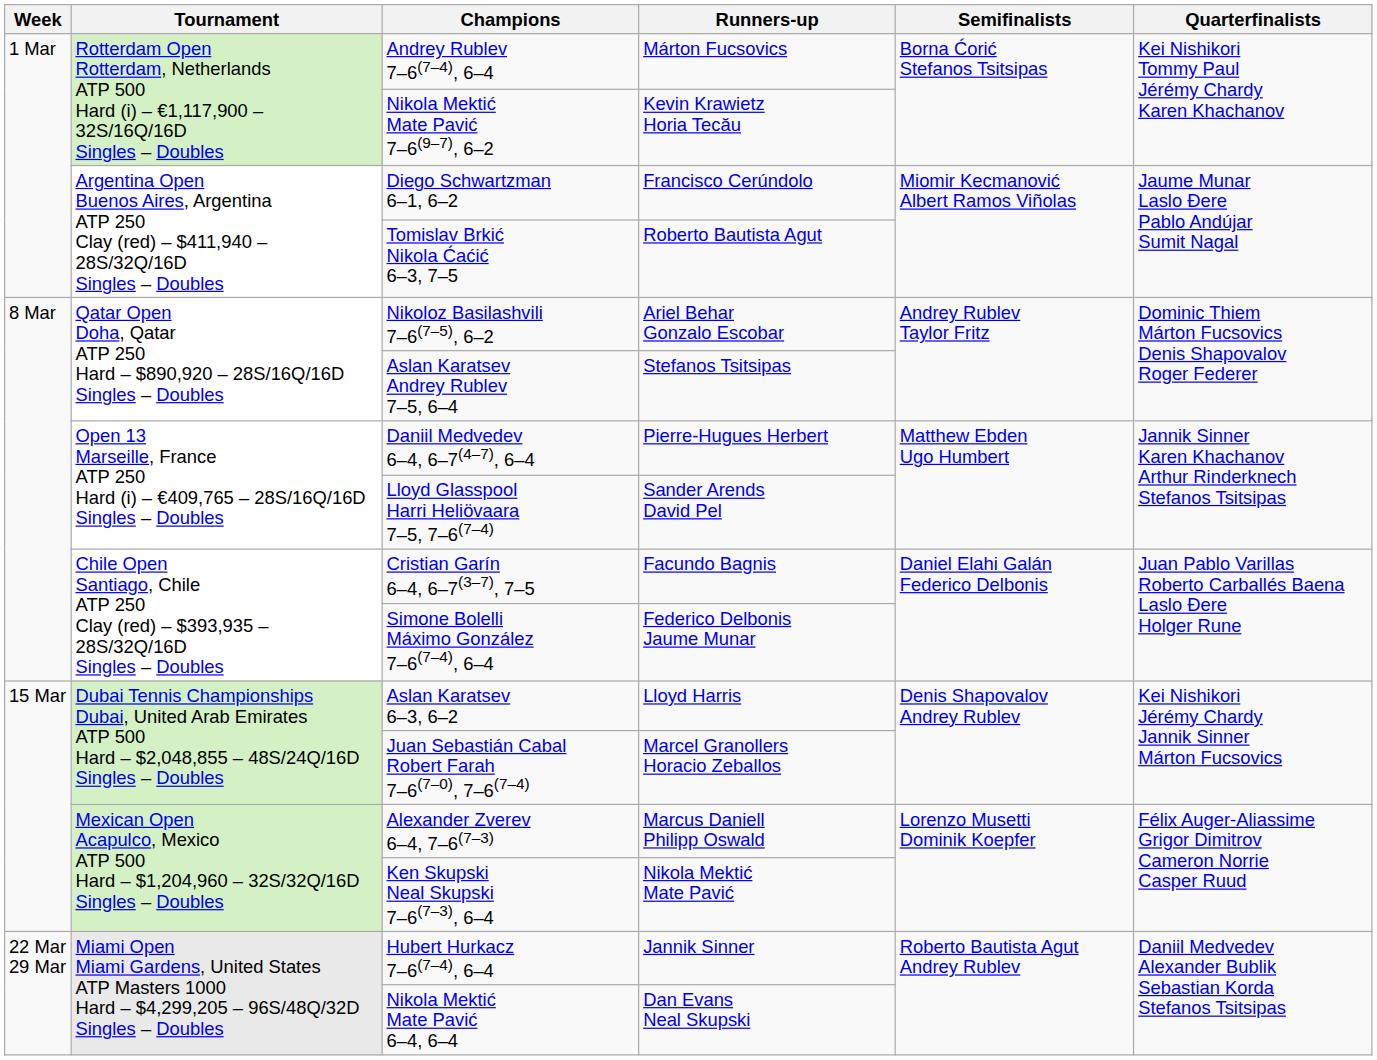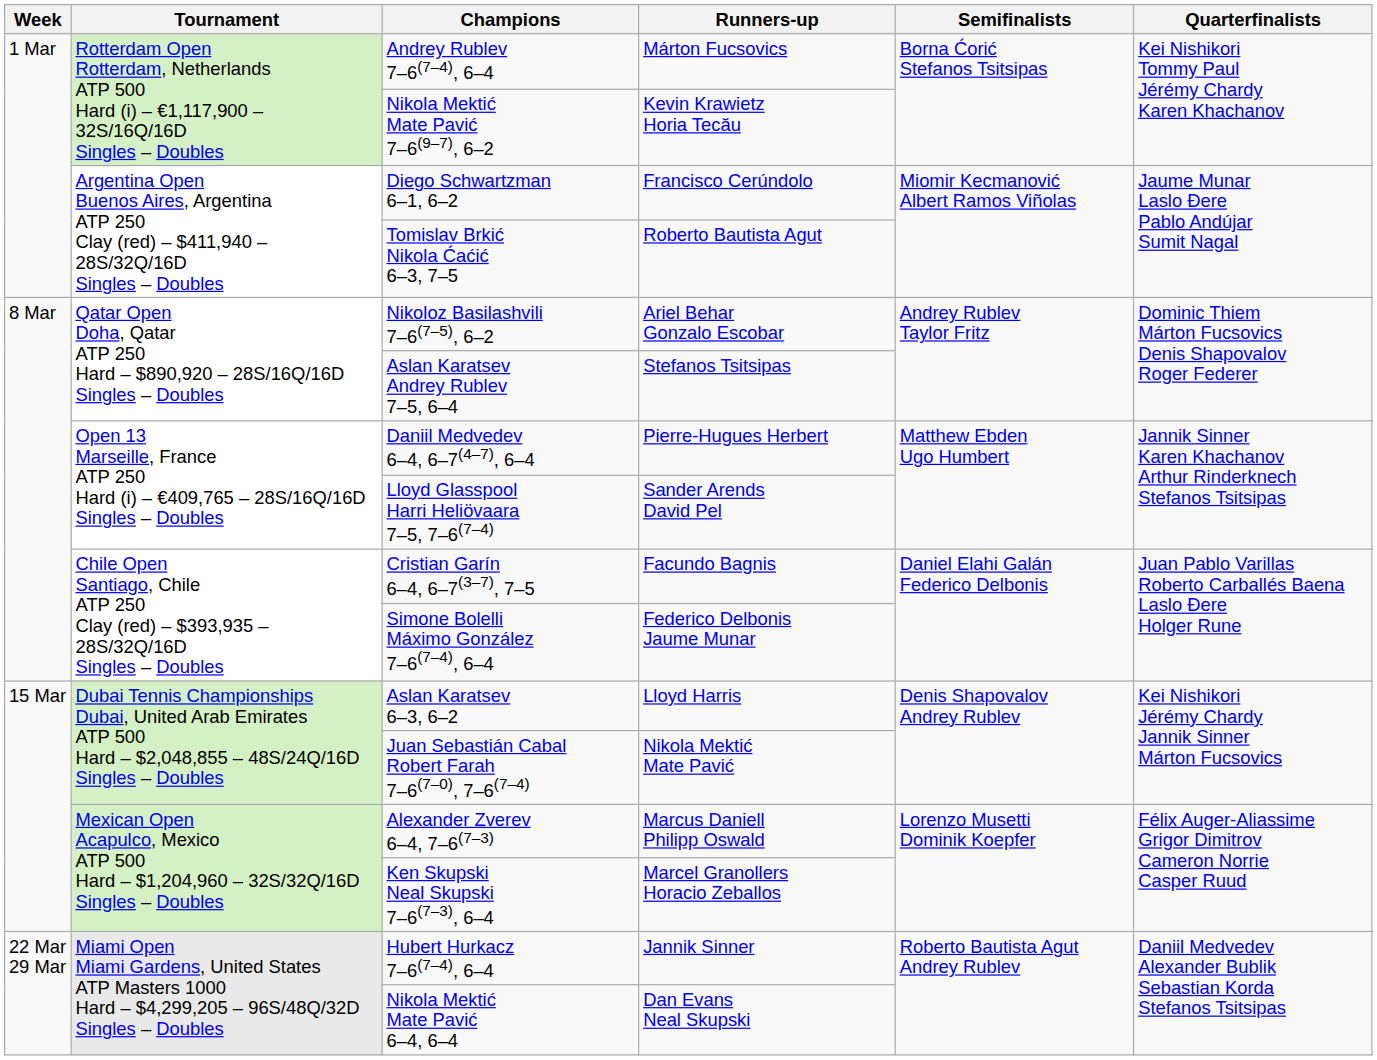(716, 755) Marcel Granollers Horacio Zeballos -> (698, 755) Nikola Mektić Mate Pavić
(698, 883) Nikola Mektić Mate Pavić -> (716, 883) Marcel Granollers Horacio Zeballos
